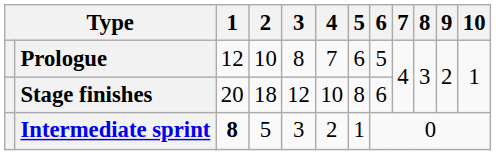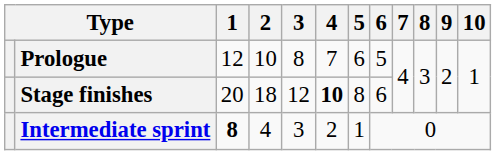(332, 94) normal -> (332, 94) bold
(265, 130) 5 -> (265, 130) 4
